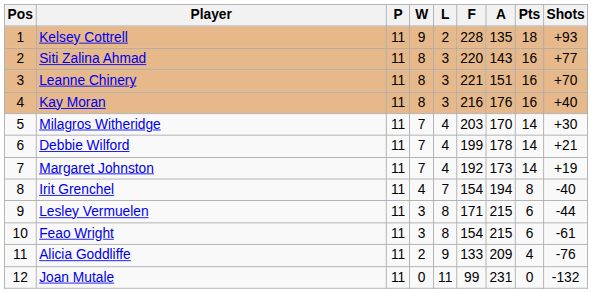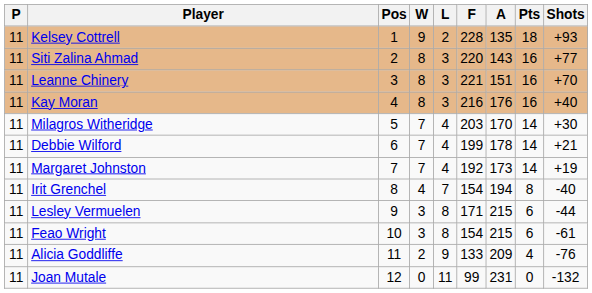columns swapped: (20, 15) <-> (398, 15)
